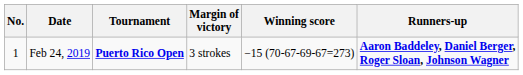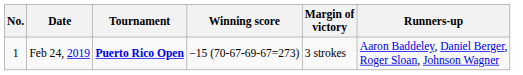columns swapped: (299, 21) <-> (214, 21)
(438, 53) bold -> (434, 53) normal
